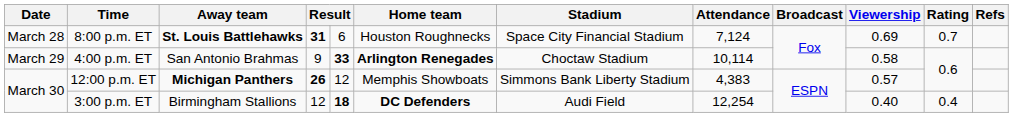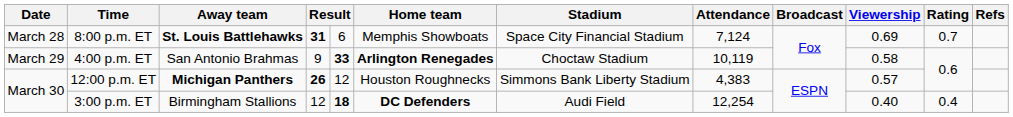(425, 36) Houston Roughnecks -> (425, 36) Memphis Showboats
(733, 58) 10,114 -> (733, 58) 10,119
(425, 79) Memphis Showboats -> (425, 79) Houston Roughnecks
